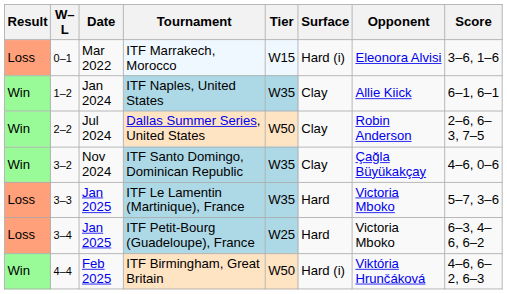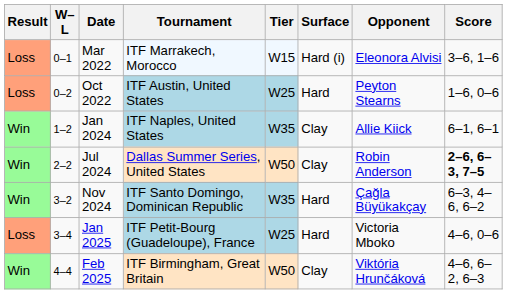+ row: (178, 93)
(470, 128) normal -> (470, 164) bold
(314, 164) Clay -> (315, 200) Hard
(473, 164) 4–6, 0–6 -> (470, 200) 6–3, 4–6, 6–2
- row: (185, 200)
(470, 235) 6–3, 4–6, 6–2 -> (473, 235) 4–6, 0–6
(323, 271) Hard (i) -> (314, 271) Clay
